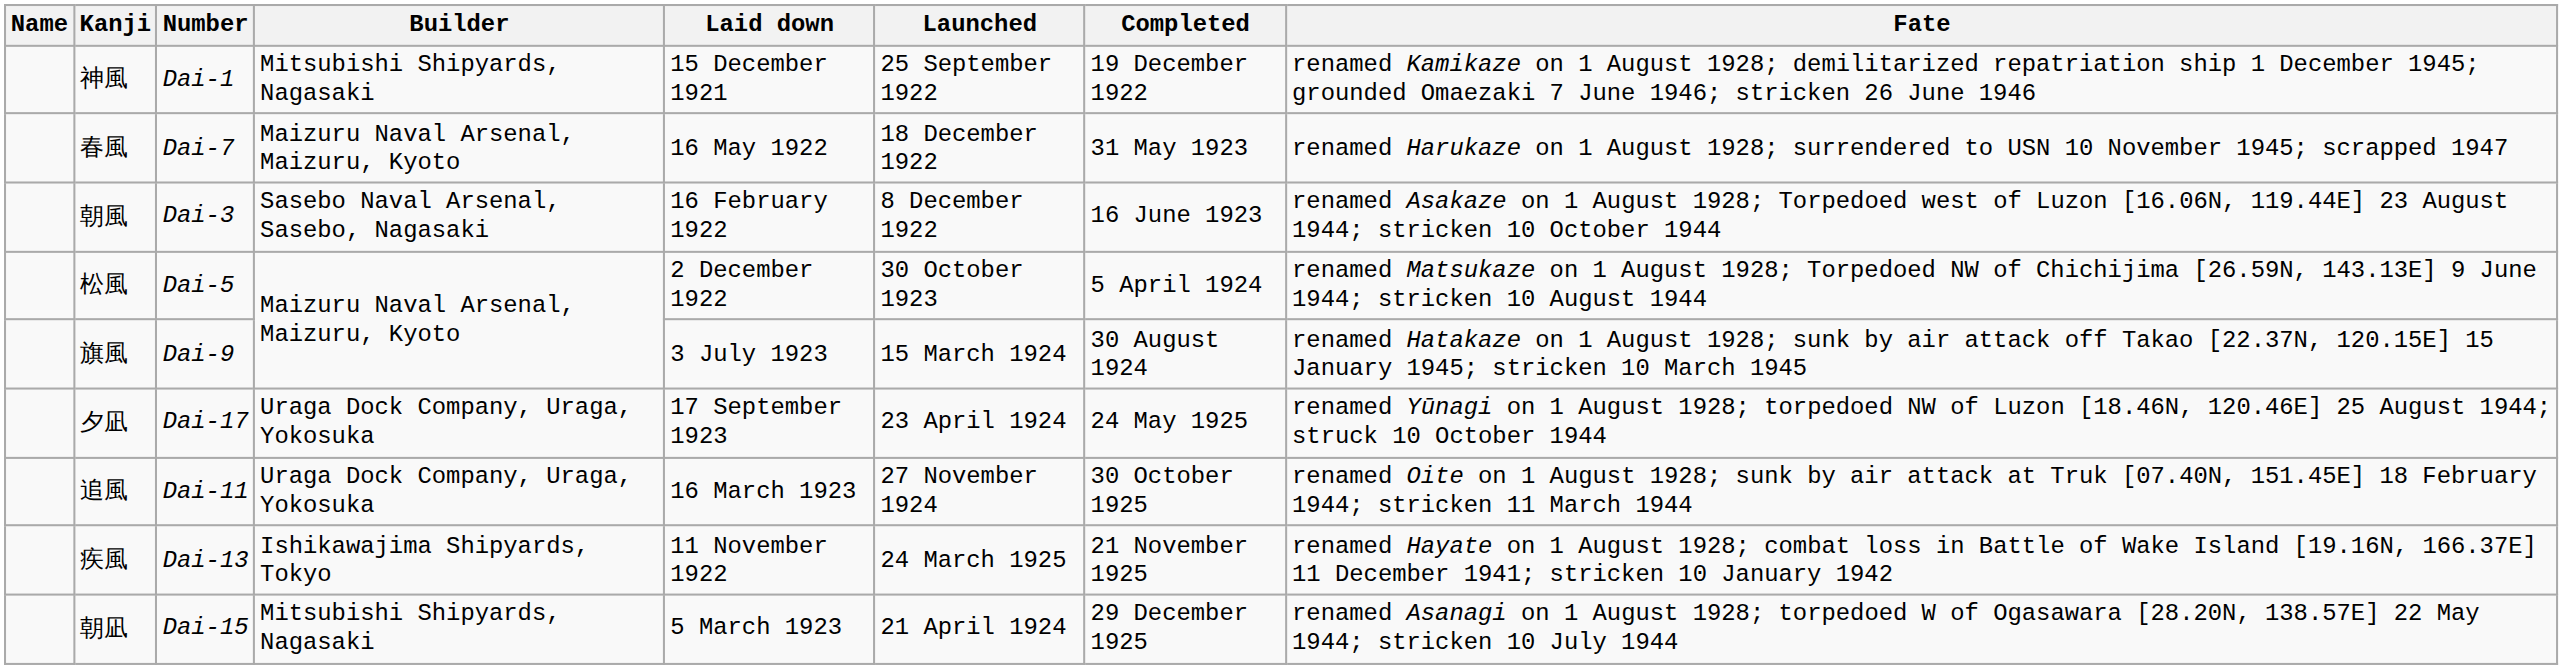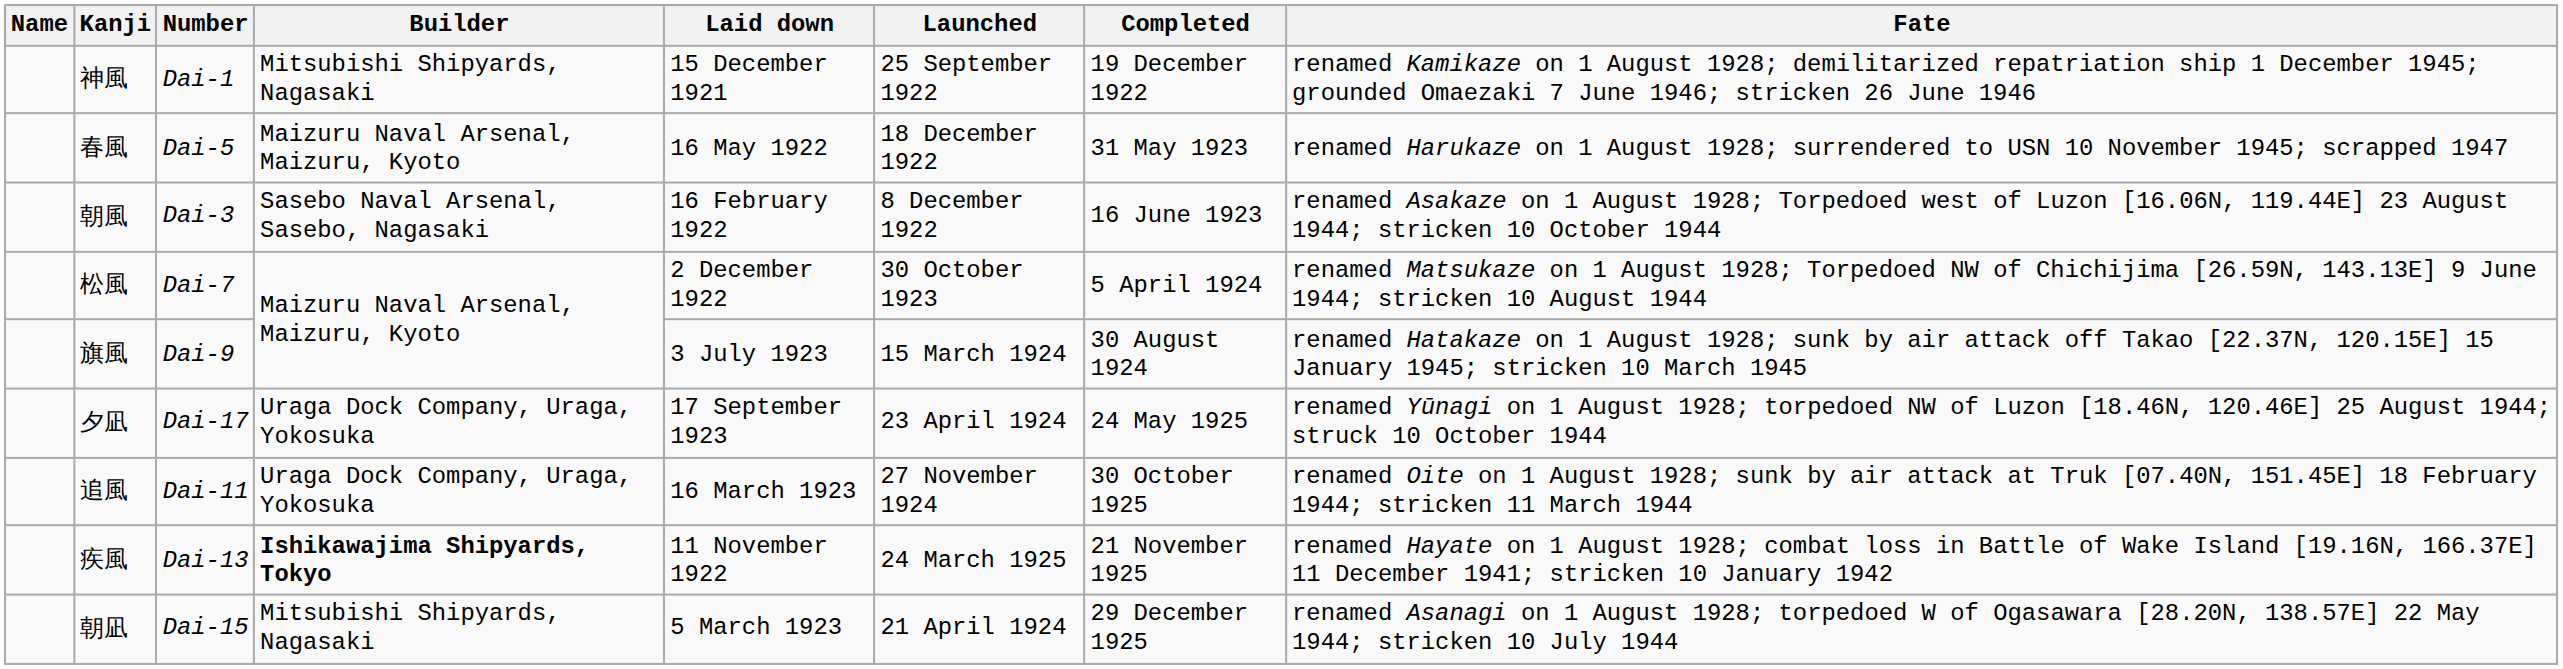(198, 148) Dai-7 -> (198, 148) Dai-5
(198, 285) Dai-5 -> (198, 285) Dai-7
(425, 560) normal -> (425, 560) bold
